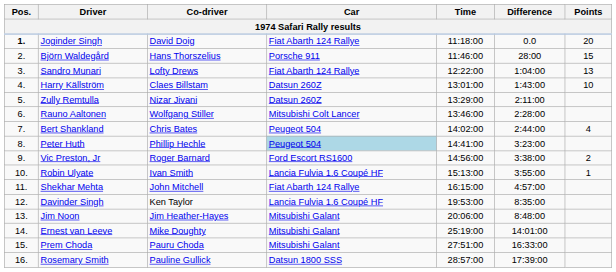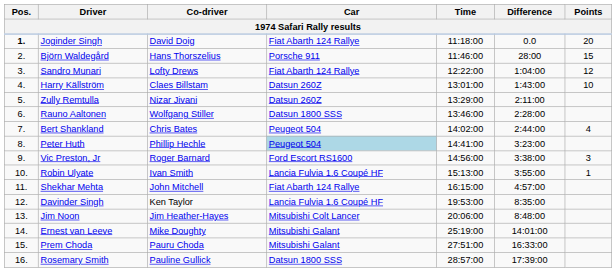(588, 71) 13 -> (588, 71) 12
(314, 115) Mitsubishi Colt Lancer -> (305, 115) Datsun 1800 SSS
(588, 158) 2 -> (588, 158) 3
(304, 216) Mitsubishi Galant -> (314, 216) Mitsubishi Colt Lancer
